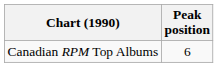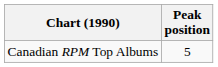(187, 51) 6 -> (187, 51) 5
